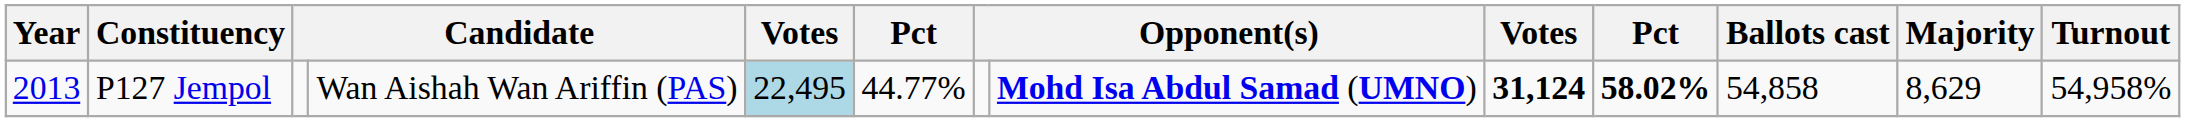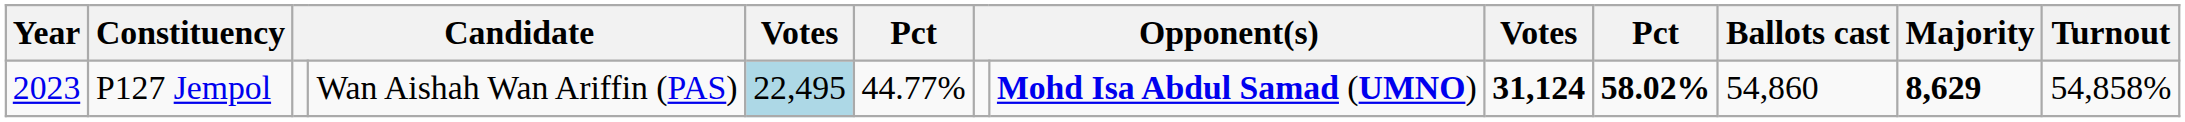(47, 87) 2013 -> (47, 87) 2023
(1772, 87) 54,858 -> (1772, 87) 54,860
(1943, 87) normal -> (1943, 87) bold
(2111, 87) 54,958% -> (2111, 87) 54,858%
